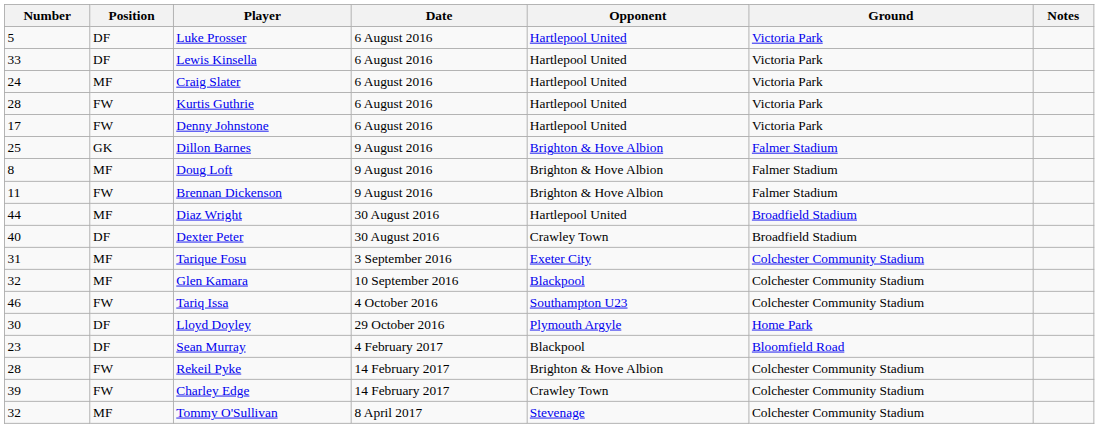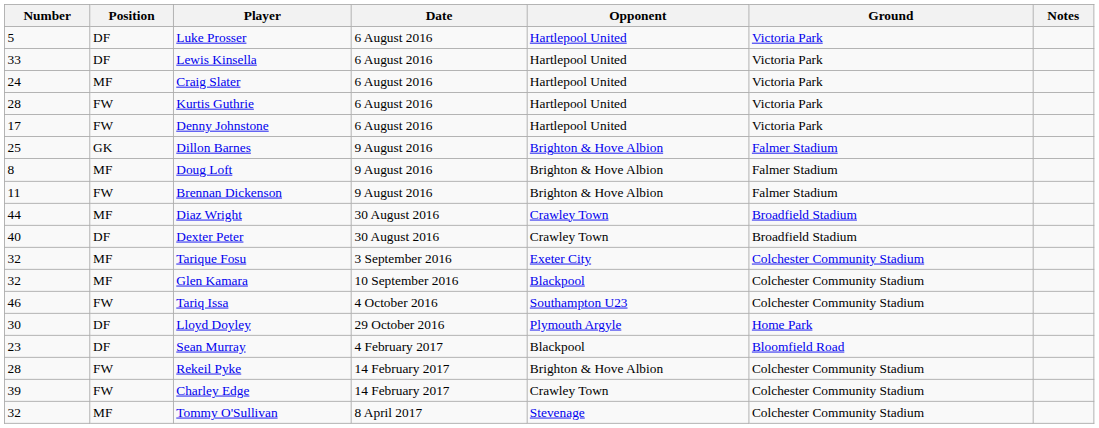(578, 214) Hartlepool United -> (569, 214) Crawley Town
(14, 258) 31 -> (14, 258) 32
